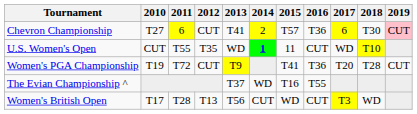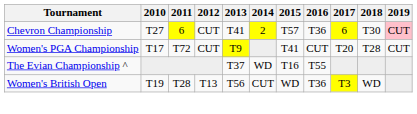- row: (51, 48)
(155, 65) T19 -> (155, 48) T17
(317, 65) T36 -> (317, 48) CUT
(155, 100) T17 -> (155, 83) T19
(317, 100) CUT -> (317, 83) T36
